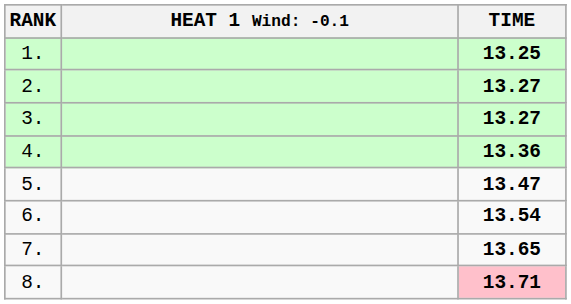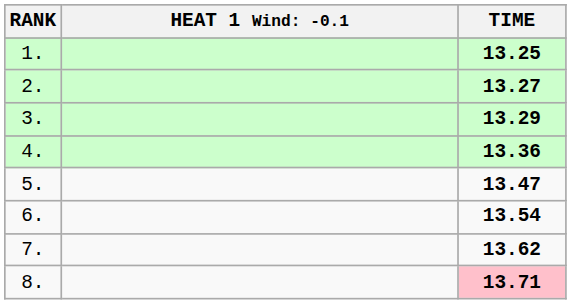(512, 119) 13.27 -> (512, 119) 13.29
(512, 249) 13.65 -> (512, 249) 13.62
